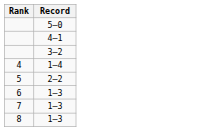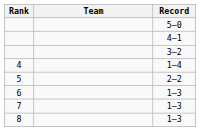+ column: (93, 11)
